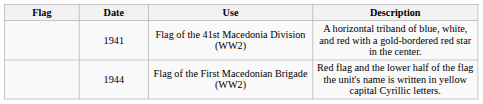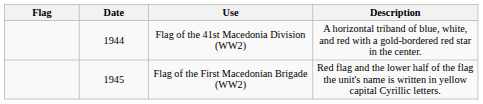(114, 40) 1941 -> (114, 40) 1944
(114, 79) 1944 -> (114, 79) 1945
